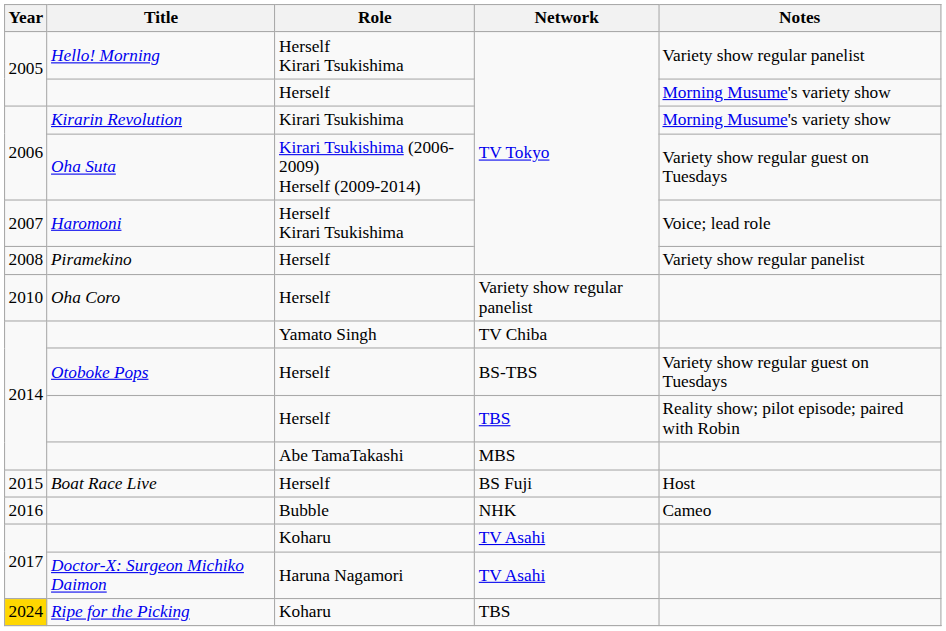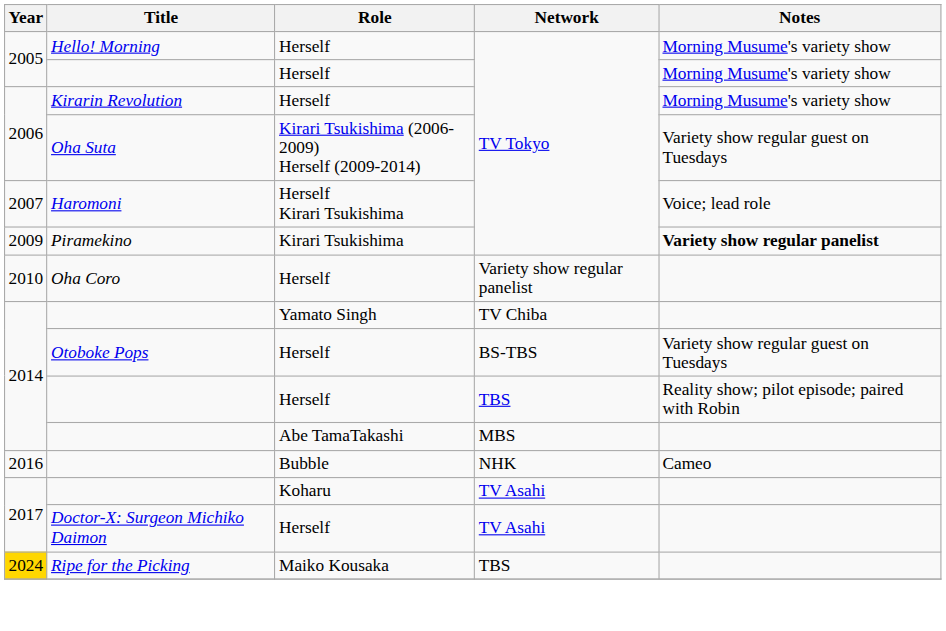(341, 55) Herself Kirari Tsukishima -> (304, 45) Herself
(763, 55) Variety show regular panelist -> (777, 45) Morning Musume's variety show
(341, 119) Kirari Tsukishima -> (304, 100) Herself
(26, 260) 2008 -> (26, 240) 2009
(304, 260) Herself -> (341, 240) Kirari Tsukishima
(763, 260) normal -> (771, 240) bold
- row: (104, 483)
(341, 575) Haruna Nagamori -> (304, 528) Herself
(305, 612) Koharu -> (334, 565) Maiko Kousaka
